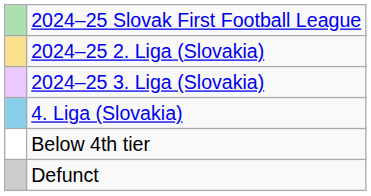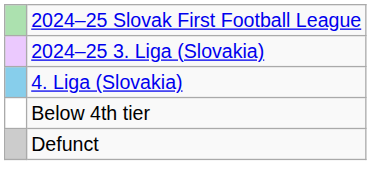- row: (148, 51)
